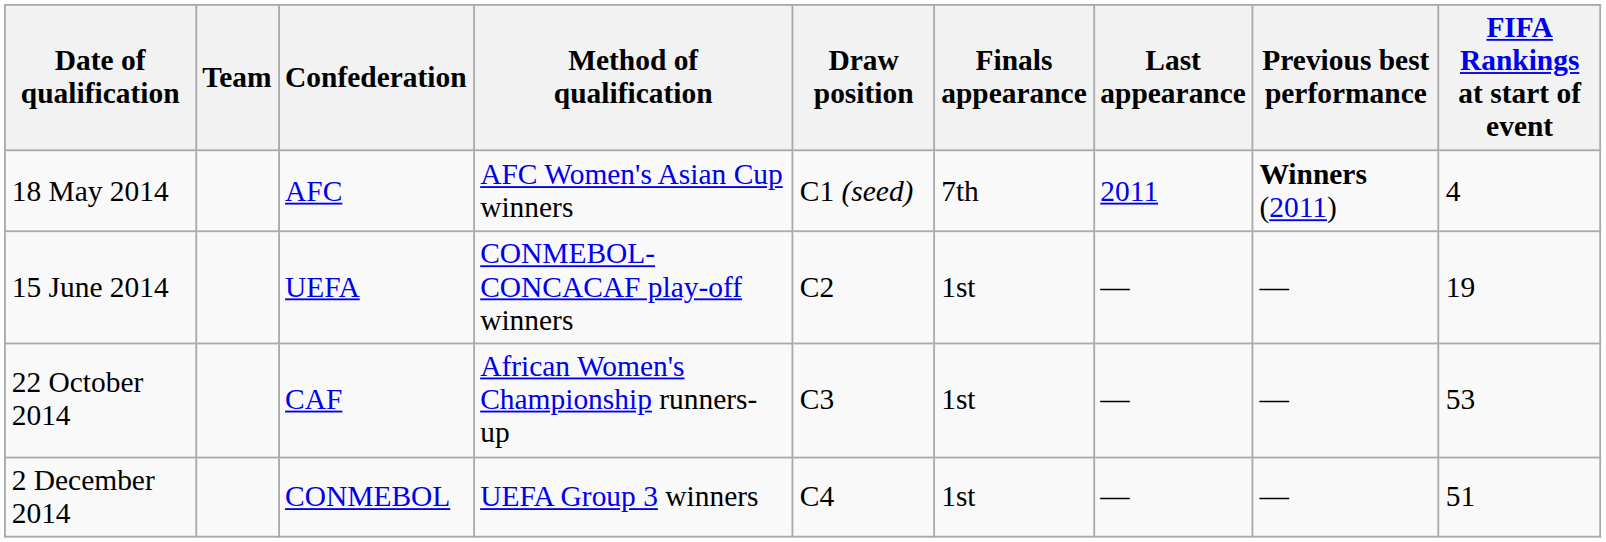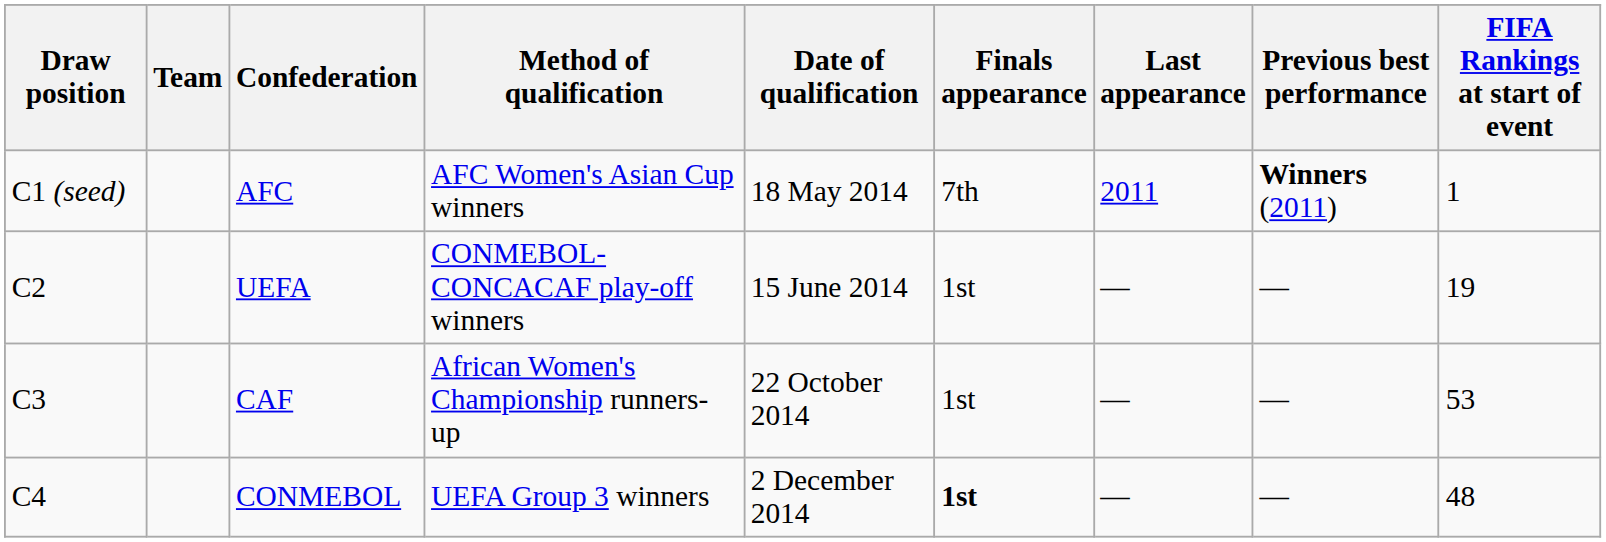columns swapped: (864, 77) <-> (100, 77)
(1453, 190) 4 -> (1453, 190) 1
(958, 496) normal -> (959, 496) bold
(1461, 496) 51 -> (1461, 496) 48
